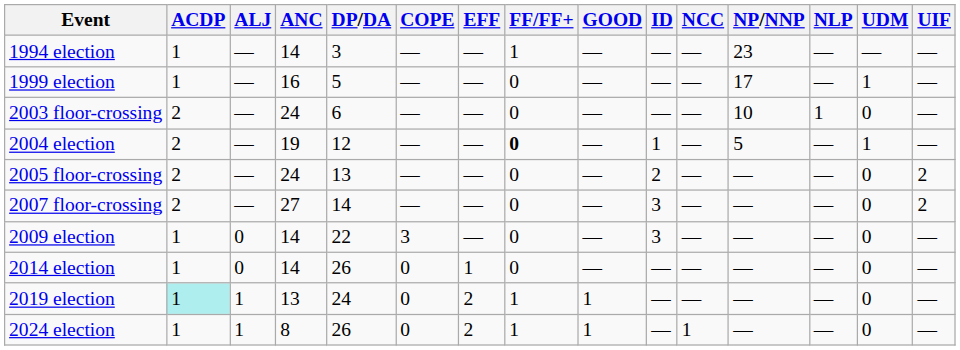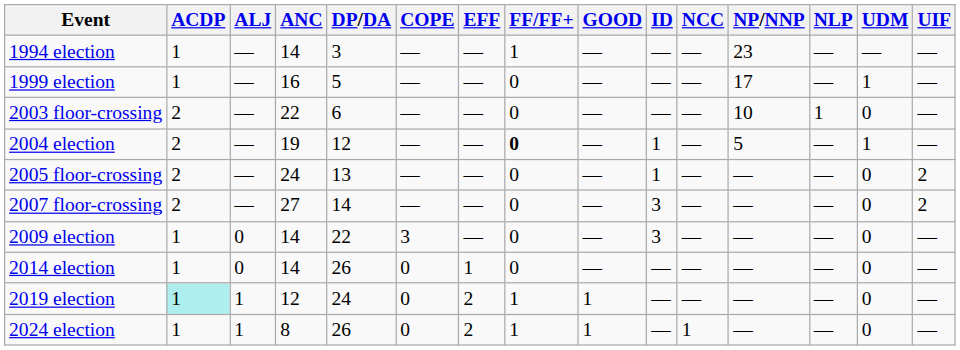(290, 112) 24 -> (290, 112) 22
(656, 174) 2 -> (656, 174) 1
(290, 298) 13 -> (290, 298) 12
